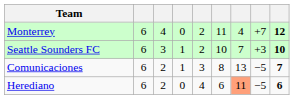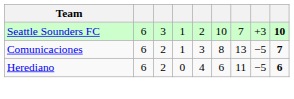- row: (31, 31)
(241, 85) lightsalmon background -> (241, 67) no background
